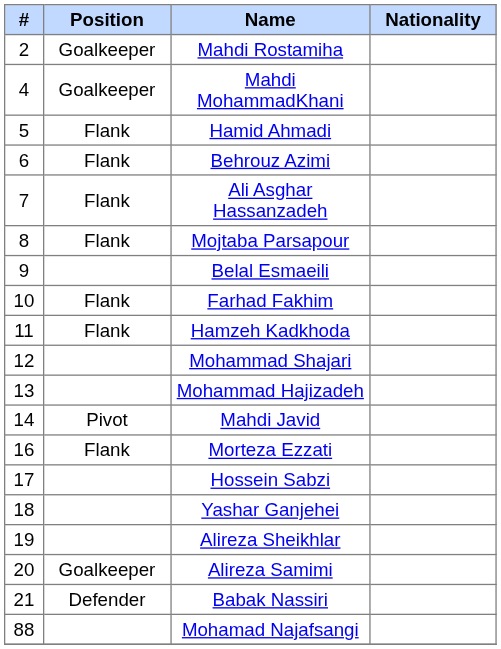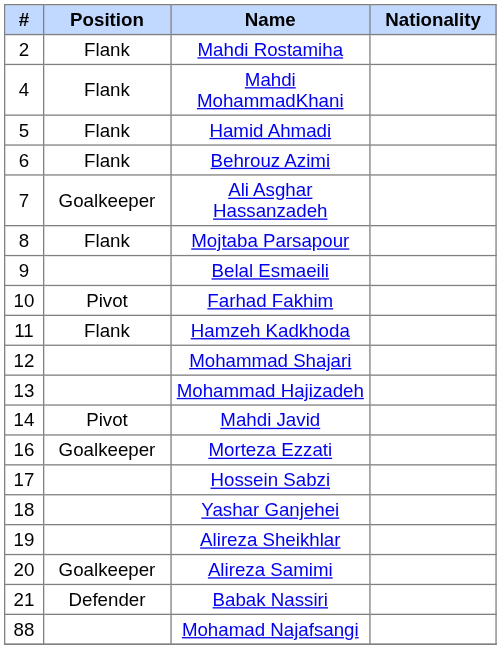(107, 49) Goalkeeper -> (107, 49) Flank
(107, 90) Goalkeeper -> (107, 90) Flank
(107, 200) Flank -> (107, 200) Goalkeeper
(107, 300) Flank -> (107, 300) Pivot
(107, 450) Flank -> (107, 450) Goalkeeper
